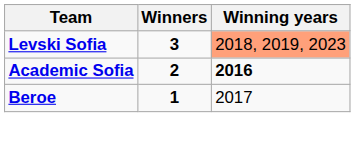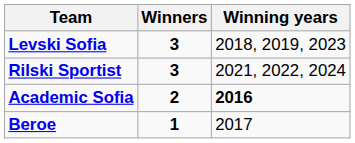(281, 44) lightsalmon background -> (281, 44) no background
+ row: (65, 71)
